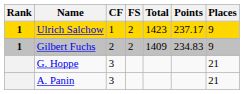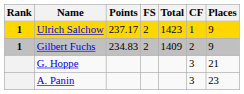columns swapped: (116, 13) <-> (189, 13)
(214, 81) 21 -> (214, 81) 23
